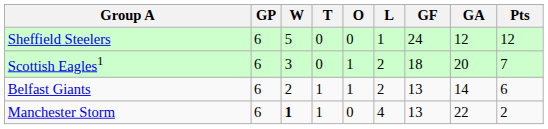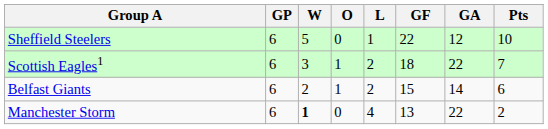- column: (328, 16)
(415, 39) 24 -> (407, 39) 22
(507, 39) 12 -> (505, 39) 10
(461, 64) 20 -> (456, 64) 22
(415, 89) 13 -> (407, 89) 15
